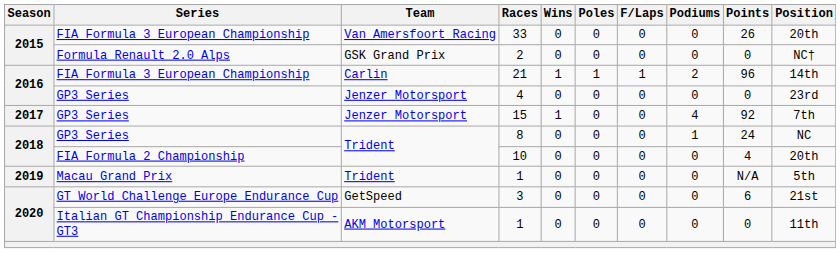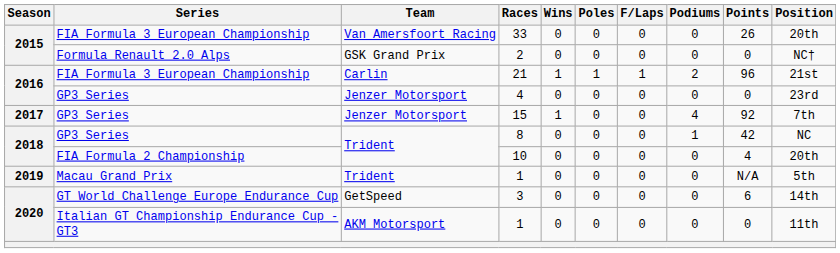(804, 75) 14th -> (804, 75) 21st
(748, 136) 24 -> (748, 136) 42
(804, 197) 21st -> (804, 197) 14th
